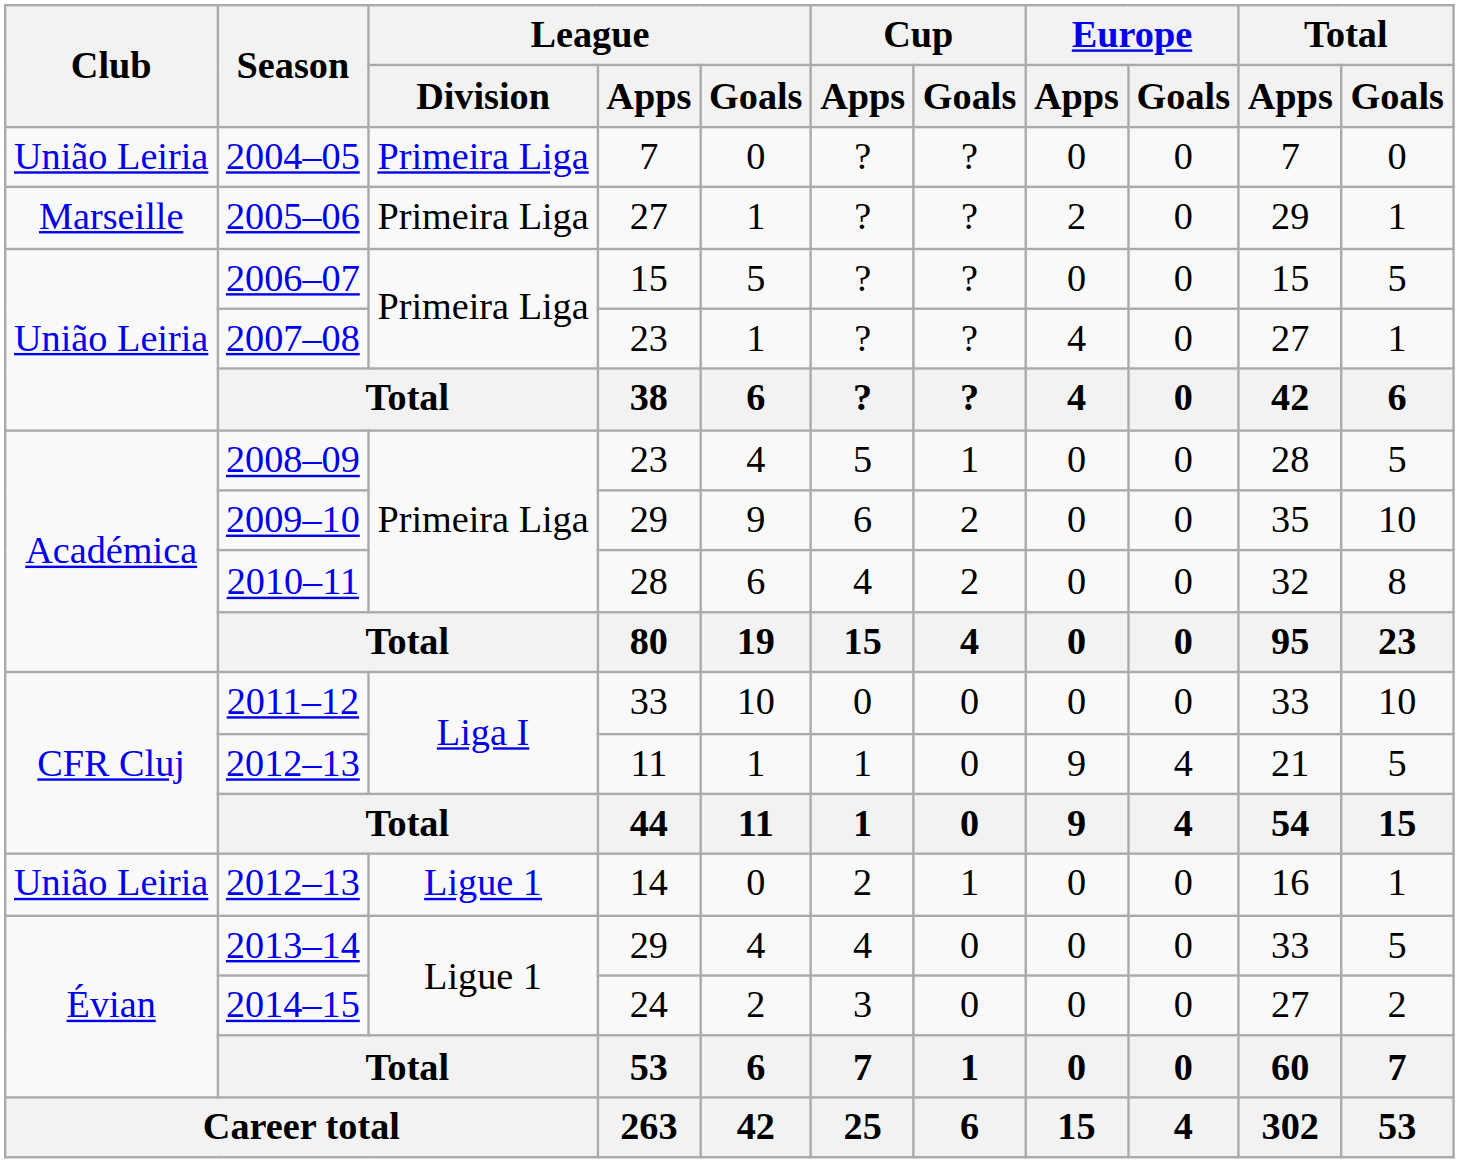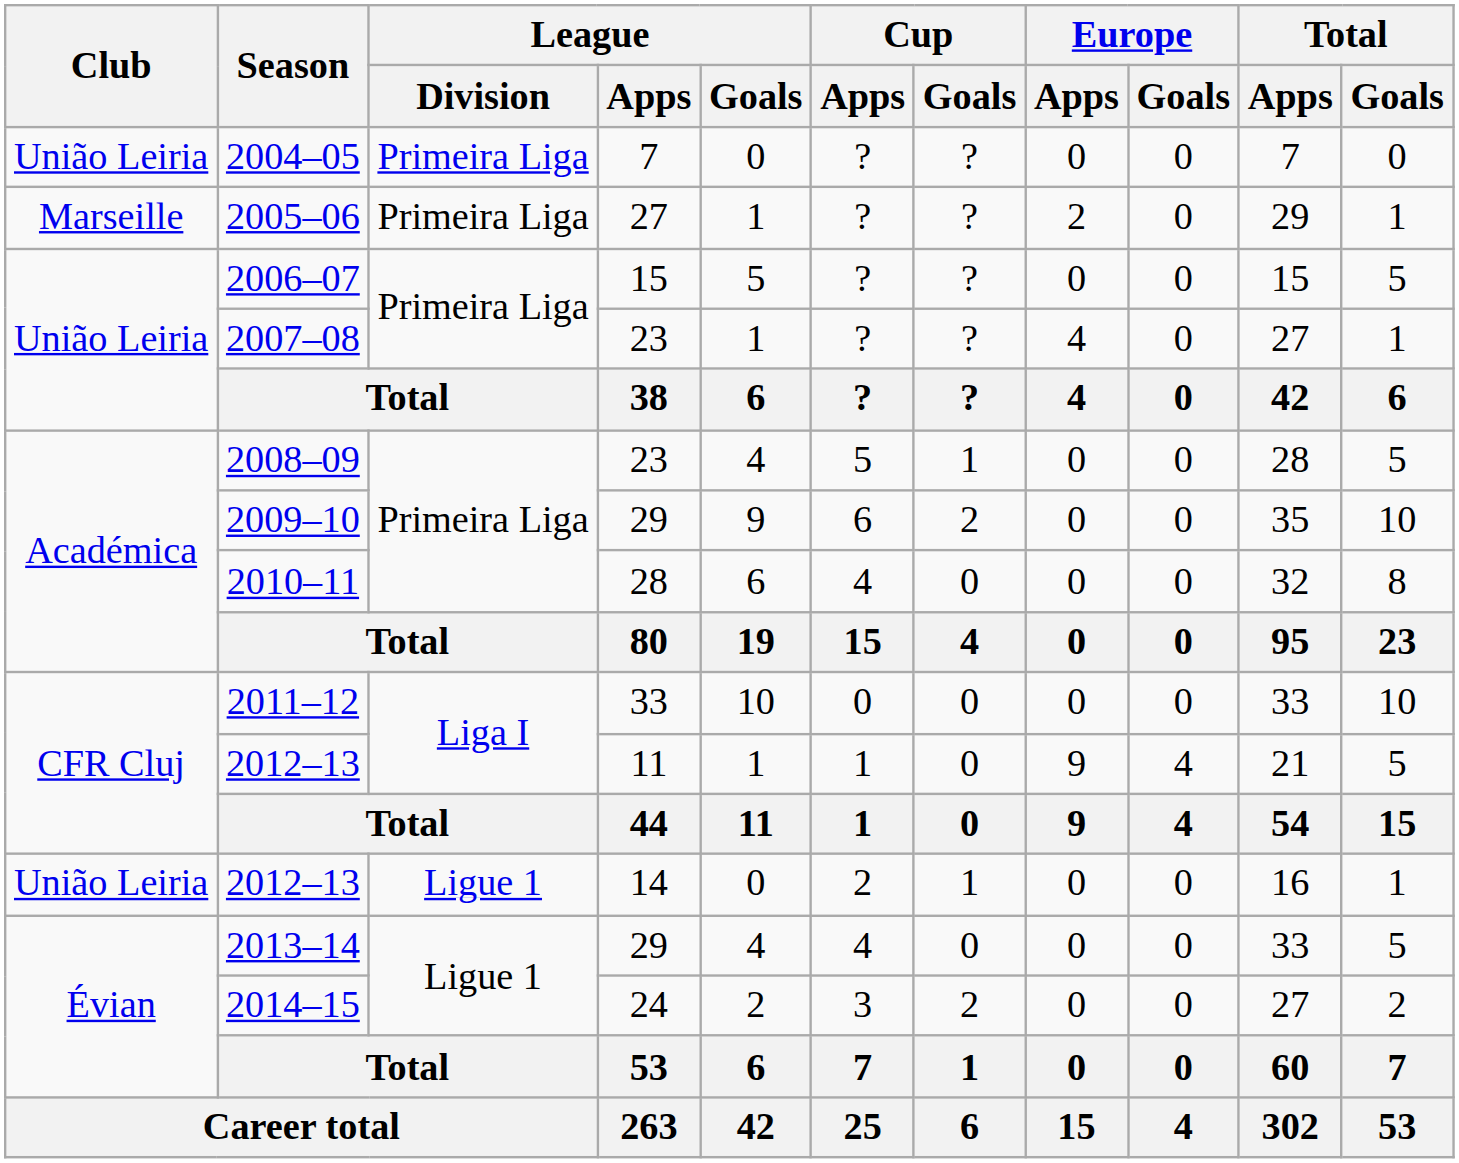(970, 580) 2 -> (970, 580) 0
(970, 1005) 0 -> (970, 1005) 2
